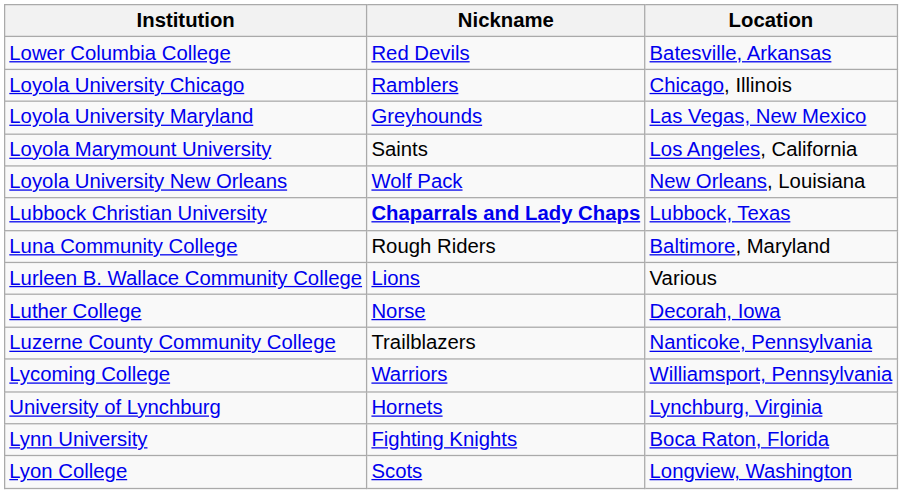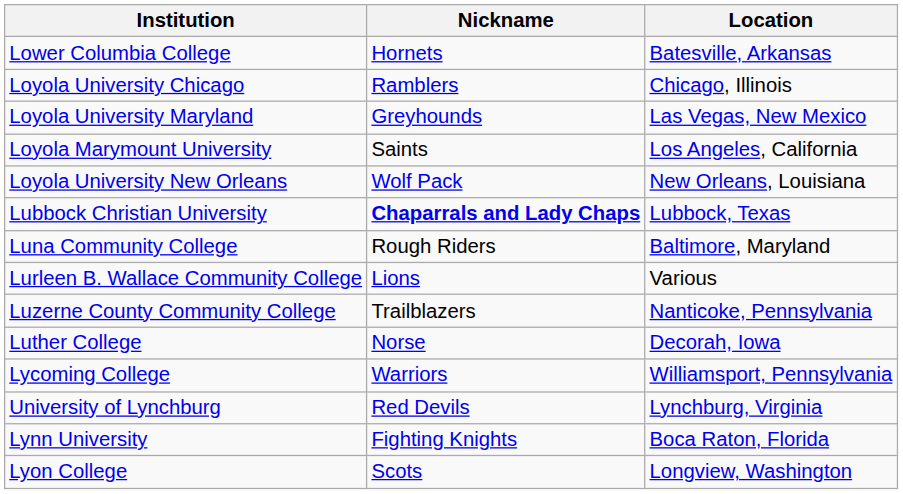(421, 52) Red Devils -> (407, 52) Hornets
rows swapped: (75, 310) <-> (173, 342)
(407, 407) Hornets -> (421, 407) Red Devils
